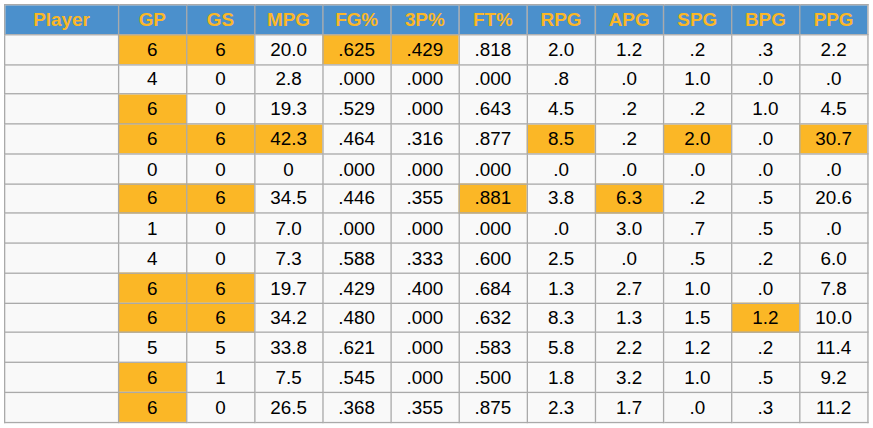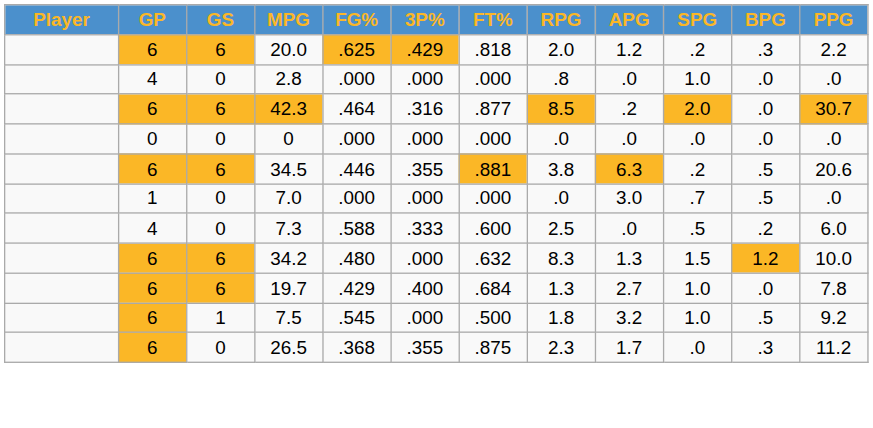- row: (289, 109)
rows swapped: (289, 288) <-> (289, 318)
- row: (289, 348)
